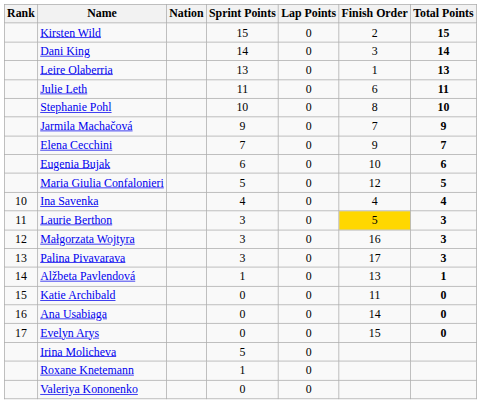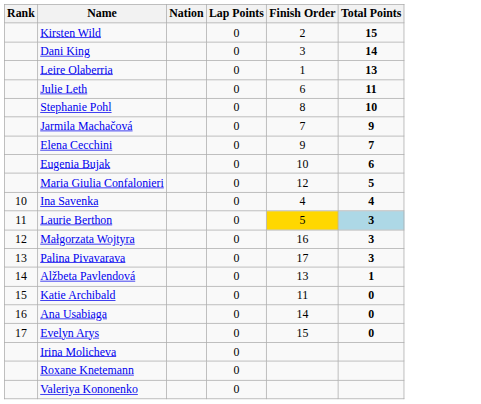- column: (242, 13)
(443, 220) no background -> (371, 220) lightblue background
